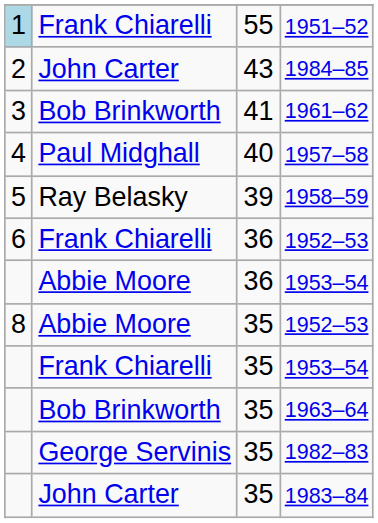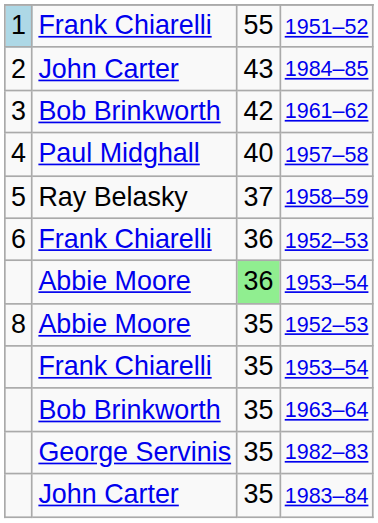(258, 111) 41 -> (258, 111) 42
(258, 196) 39 -> (258, 196) 37
(258, 281) no background -> (258, 281) lightgreen background
